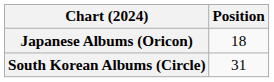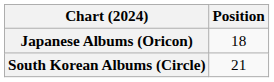(239, 64) 31 -> (239, 64) 21
